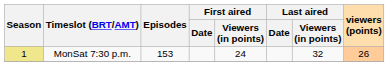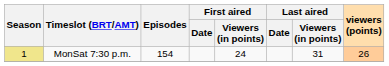(165, 54) 153 -> (165, 54) 154
(318, 54) 32 -> (318, 54) 31
